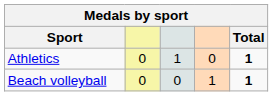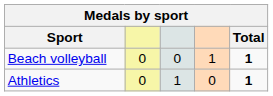rows swapped: (34, 59) <-> (57, 81)
